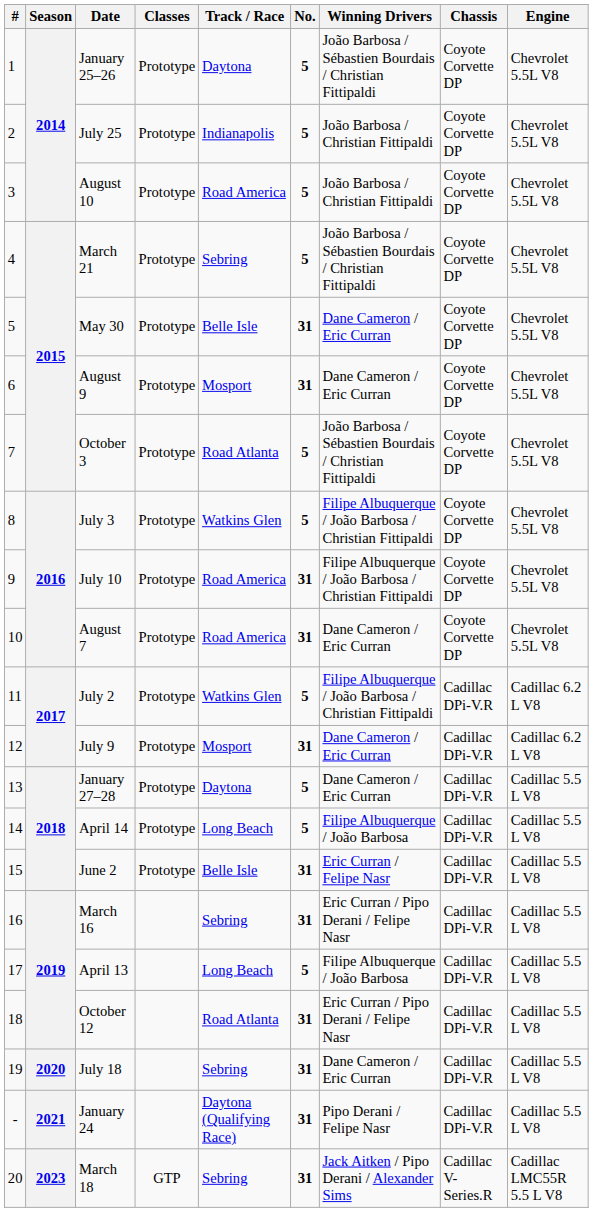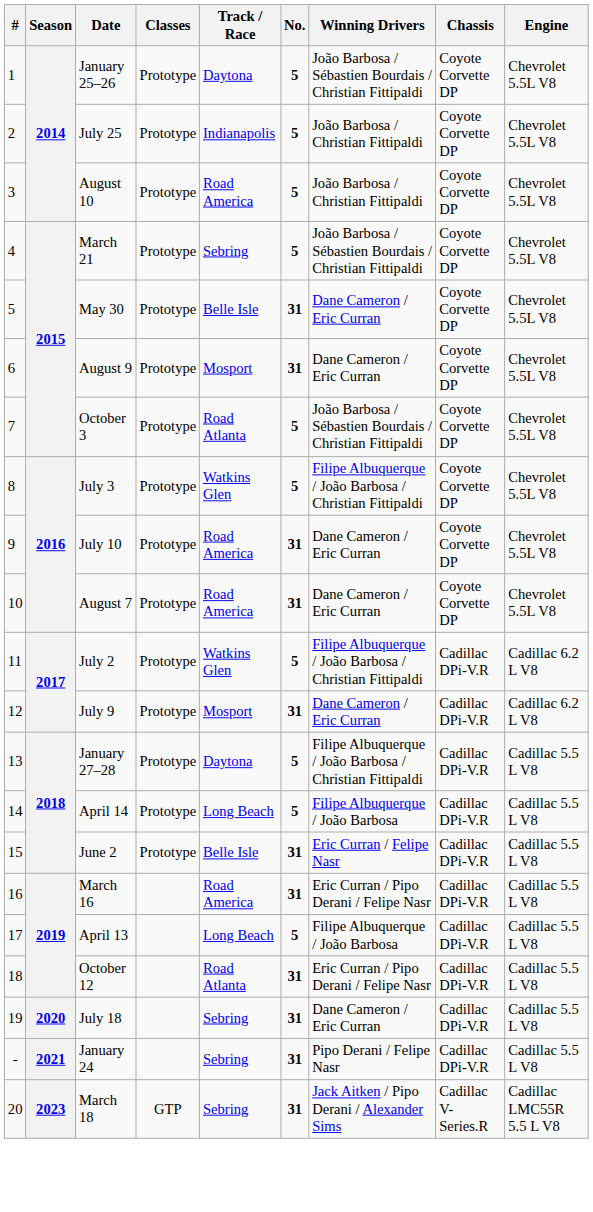(379, 578) Filipe Albuquerque / João Barbosa / Christian Fittipaldi -> (360, 544) Dane Cameron / Eric Curran
(370, 787) Dane Cameron / Eric Curran -> (369, 761) Filipe Albuquerque / João Barbosa / Christian Fittipaldi
(225, 920) Sebring -> (228, 894) Road America
(236, 1119) Daytona (Qualifying Race) -> (226, 1059) Sebring
